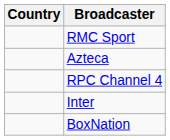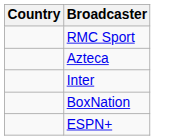- row: (114, 80)
+ row: (89, 124)
